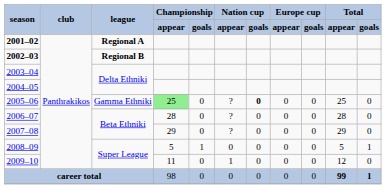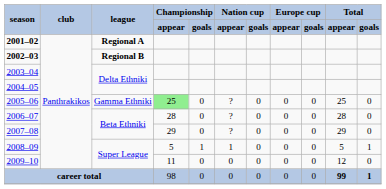(258, 102) bold -> (258, 102) normal
(231, 147) 0 -> (231, 147) 1
(231, 161) 1 -> (231, 161) 0
